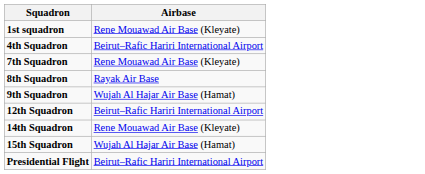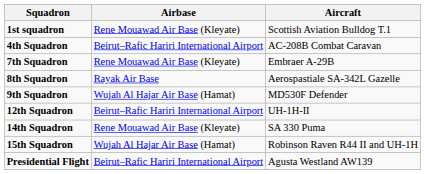+ column: (343, 12)
